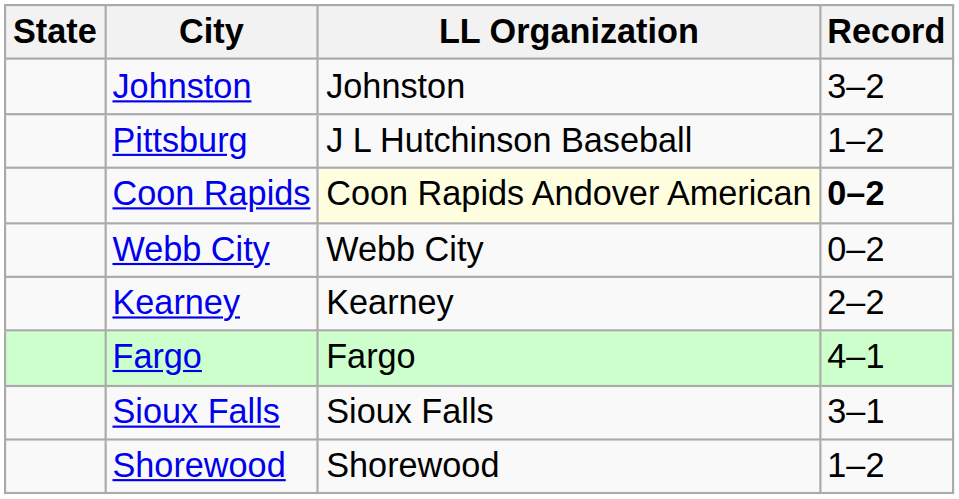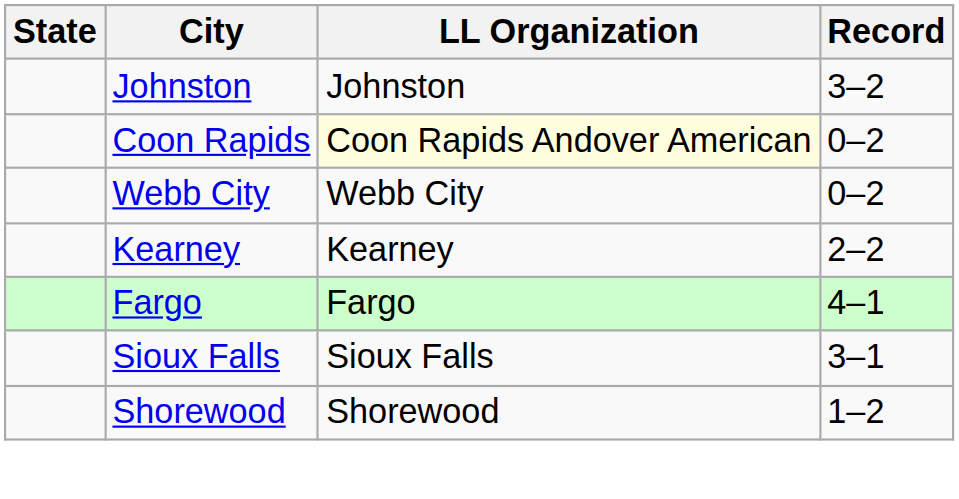- row: (180, 140)
(856, 194) bold -> (856, 140) normal
